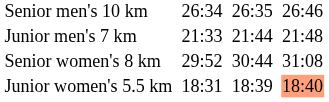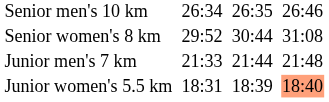rows swapped: (83, 61) <-> (71, 36)
